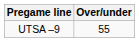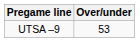(104, 29) 55 -> (104, 29) 53
